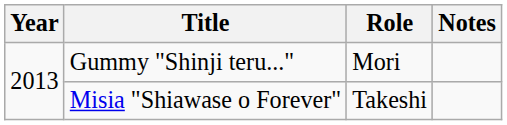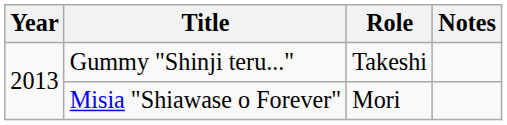(376, 61) Mori -> (390, 61) Takeshi
(390, 100) Takeshi -> (376, 100) Mori
